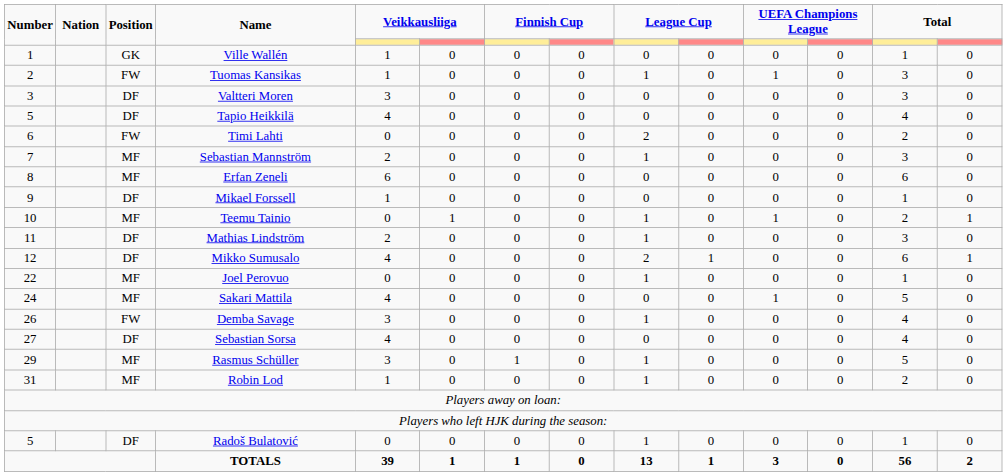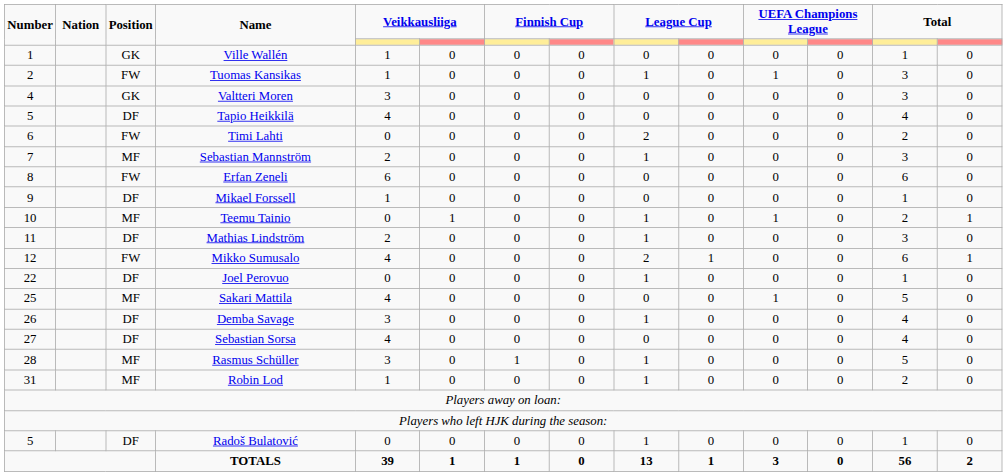(30, 95) 3 -> (30, 95) 4
(131, 95) DF -> (131, 95) GK
(131, 177) MF -> (131, 177) FW
(131, 258) DF -> (131, 258) FW
(131, 278) MF -> (131, 278) DF
(30, 298) 24 -> (30, 298) 25
(131, 319) FW -> (131, 319) DF
(30, 359) 29 -> (30, 359) 28
